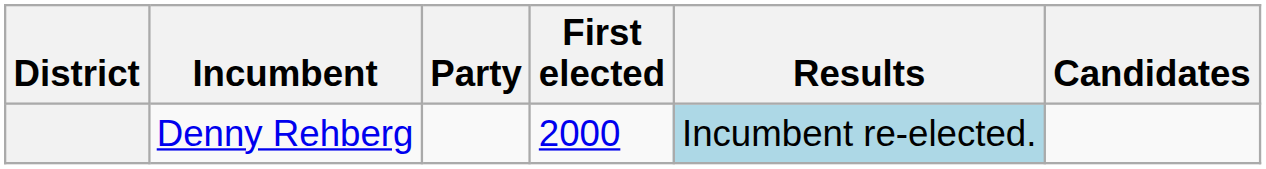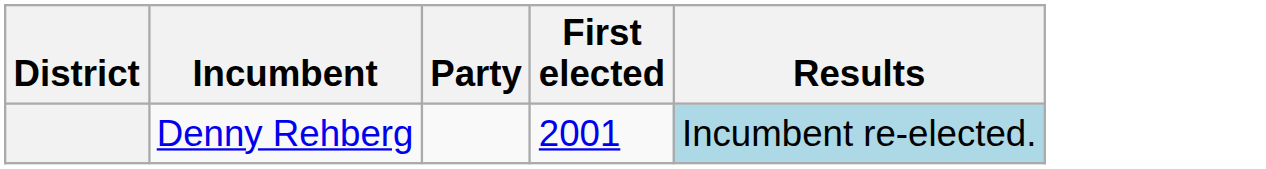- column: (1152, 74)
(580, 132) 2000 -> (580, 132) 2001
